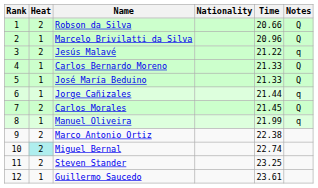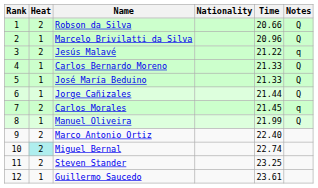(299, 94) q -> (299, 94) Q
(299, 108) Q -> (299, 108) q
(299, 121) q -> (299, 121) Q
(269, 135) 22.38 -> (269, 135) 22.40
